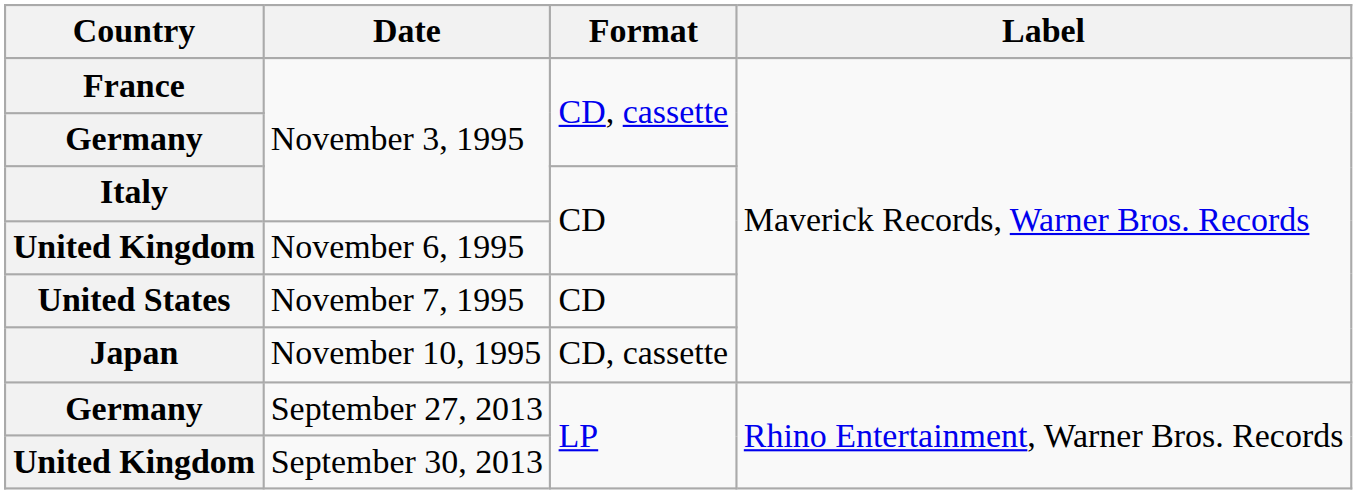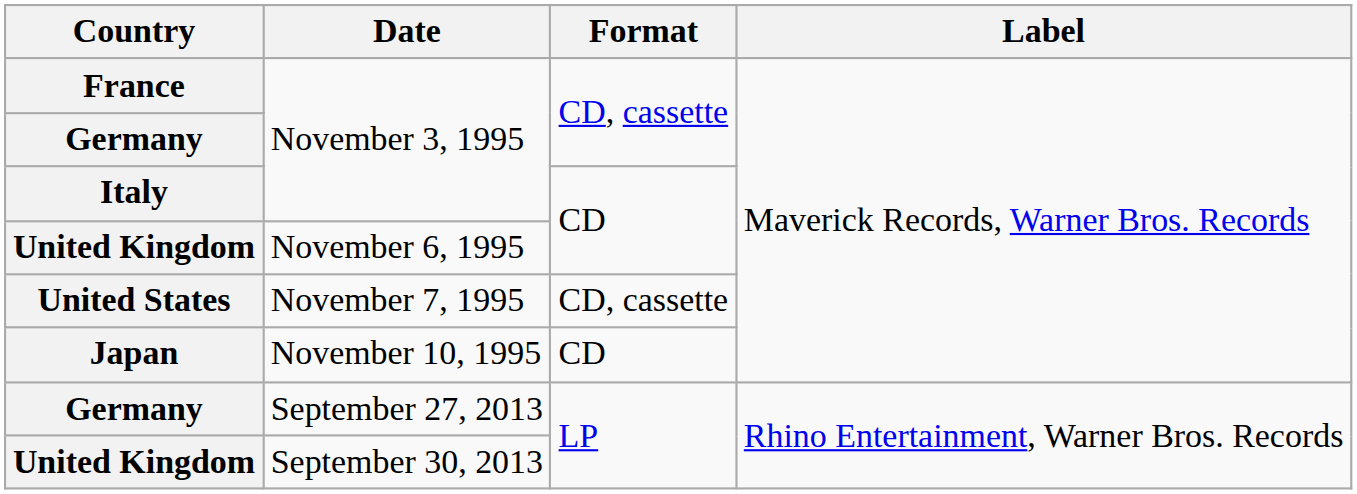(582, 300) CD -> (643, 300) CD, cassette
(643, 354) CD, cassette -> (582, 354) CD
